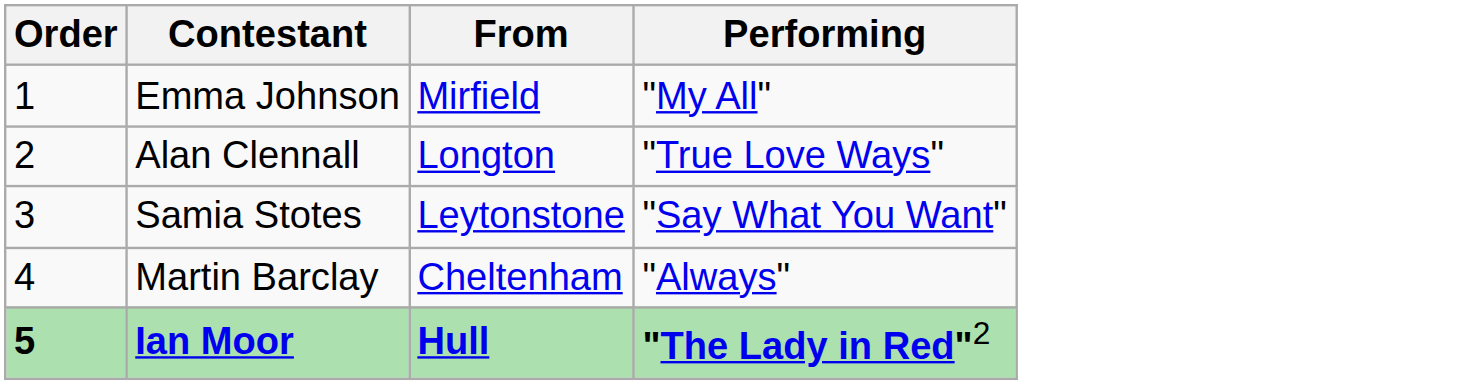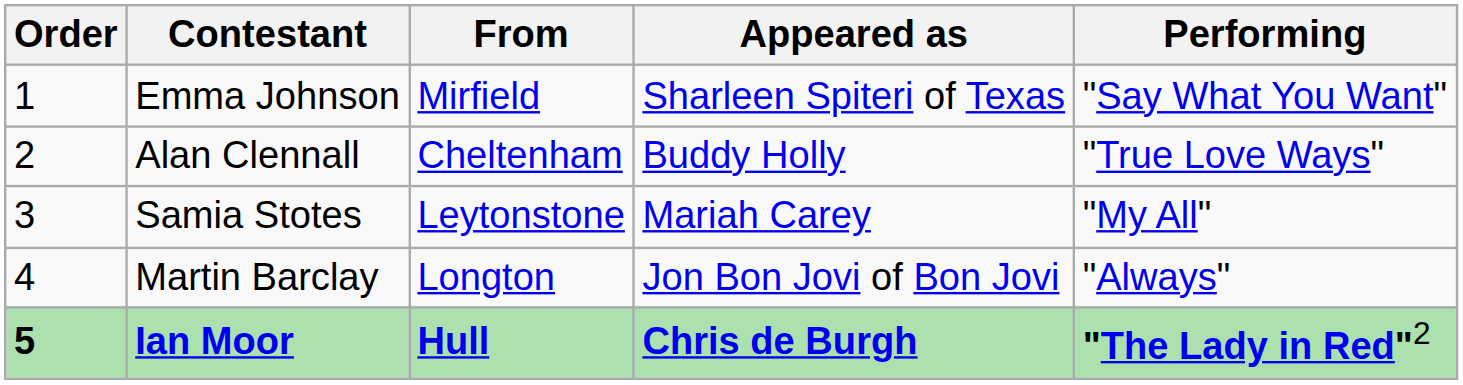+ column: (854, 34)
(707, 95) "My All" -> (1265, 95) "Say What You Want"
(486, 155) Longton -> (520, 155) Cheltenham
(825, 215) "Say What You Want" -> (1147, 215) "My All"
(520, 276) Cheltenham -> (486, 276) Longton
